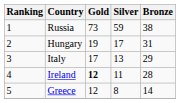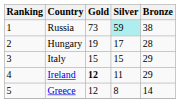(118, 28) no background -> (118, 28) paleturquoise background
(148, 43) 31 -> (148, 43) 28
(93, 59) 17 -> (93, 59) 15
(118, 59) 13 -> (118, 59) 15
(148, 75) 28 -> (148, 75) 29
